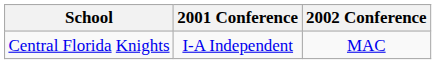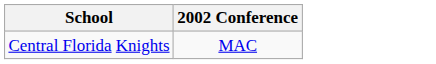- column: (238, 17)
